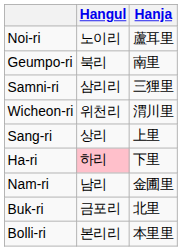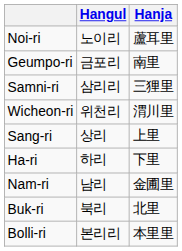(93, 62) 북리 -> (100, 62) 금포리
(93, 160) pink background -> (93, 160) no background
(100, 208) 금포리 -> (93, 208) 북리
